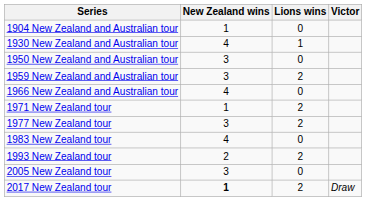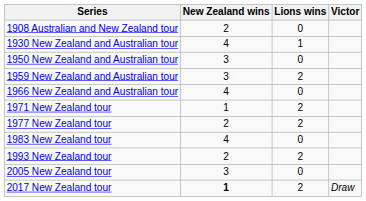- row: (92, 28)
+ row: (92, 28)
(226, 124) 3 -> (226, 124) 2
